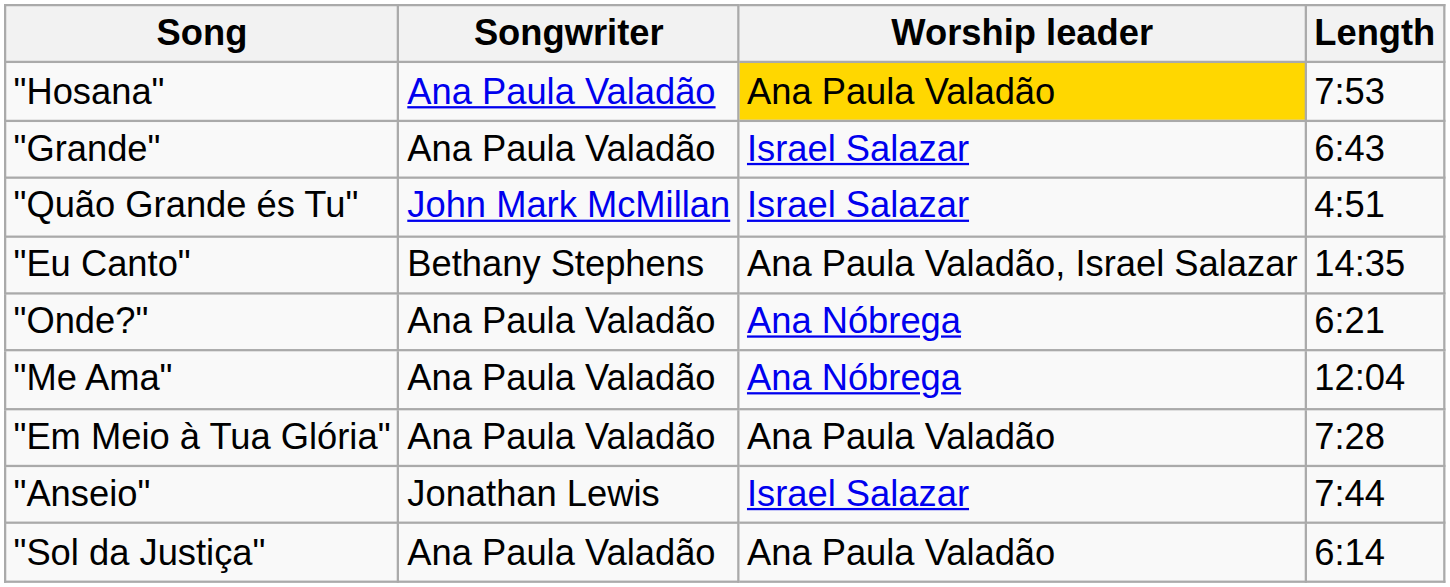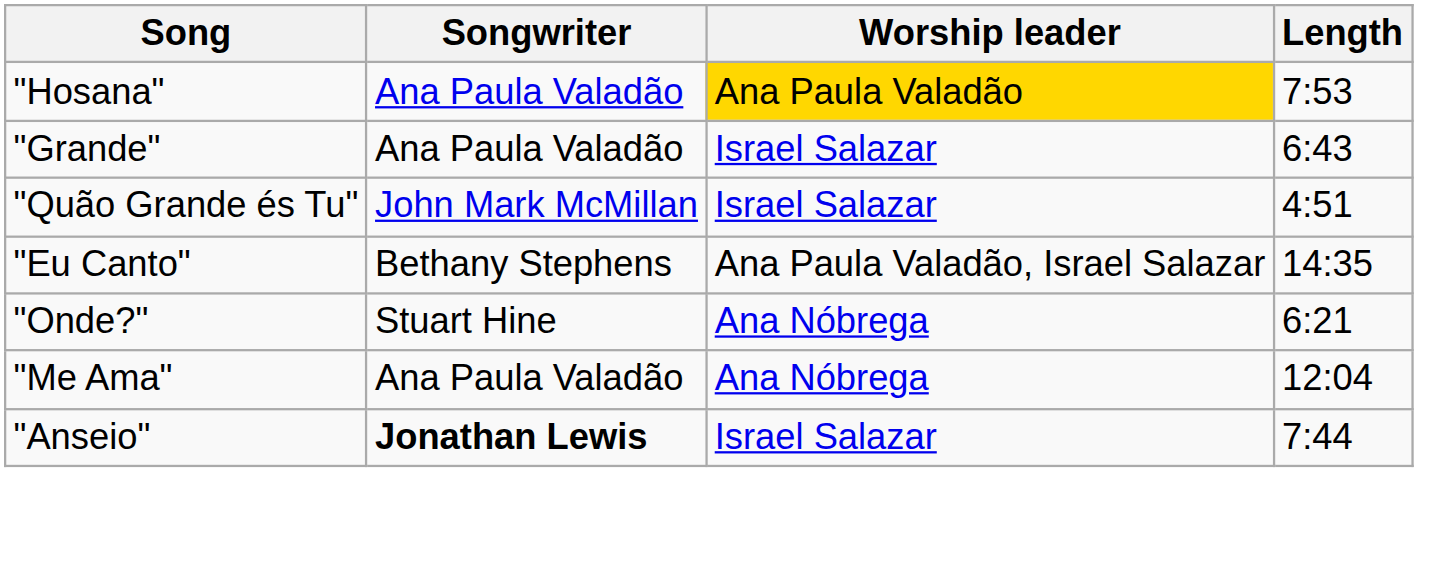(561, 321) Ana Paula Valadão -> (466, 321) Stuart Hine
- row: (202, 436)
(533, 494) normal -> (511, 436) bold
- row: (139, 551)
